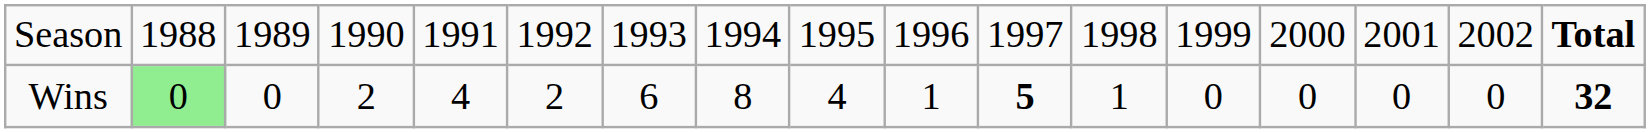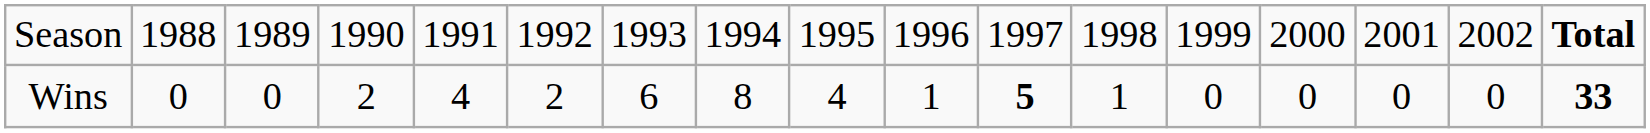(178, 95) lightgreen background -> (178, 95) no background
(1593, 95) 32 -> (1593, 95) 33
